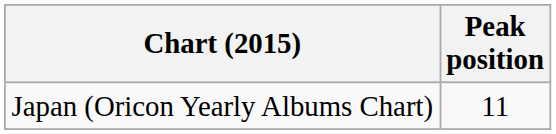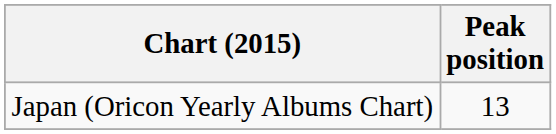(495, 105) 11 -> (495, 105) 13
